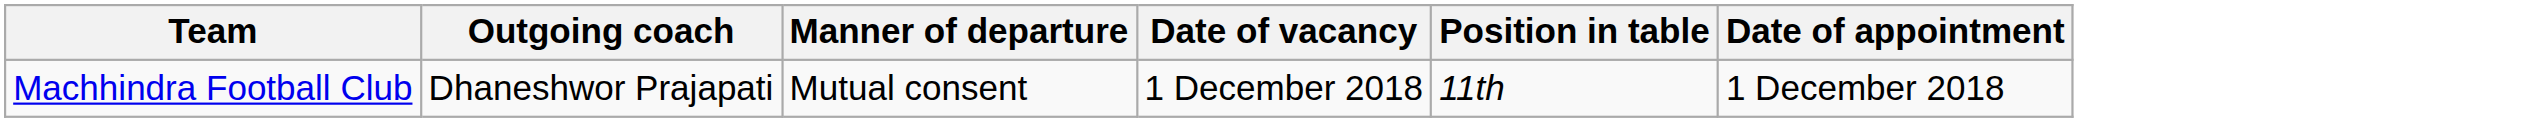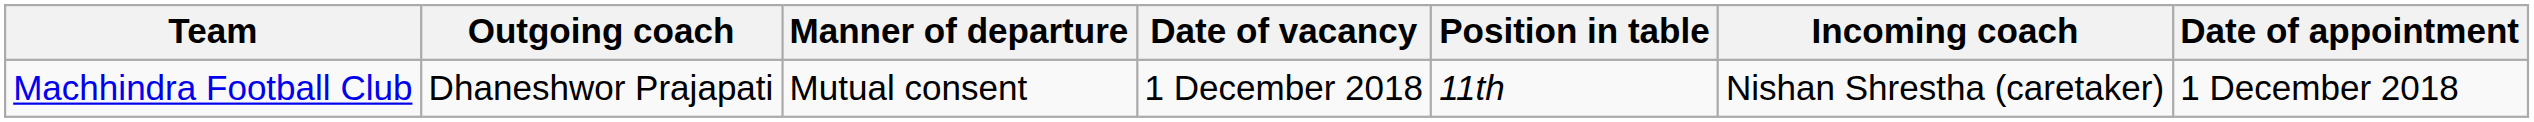+ column: (1945, 32)
